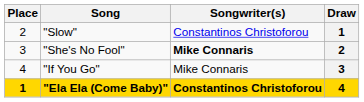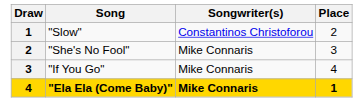columns swapped: (342, 13) <-> (23, 13)
(213, 50) bold -> (216, 50) normal
(248, 87) Constantinos Christoforou -> (218, 87) Mike Connaris
